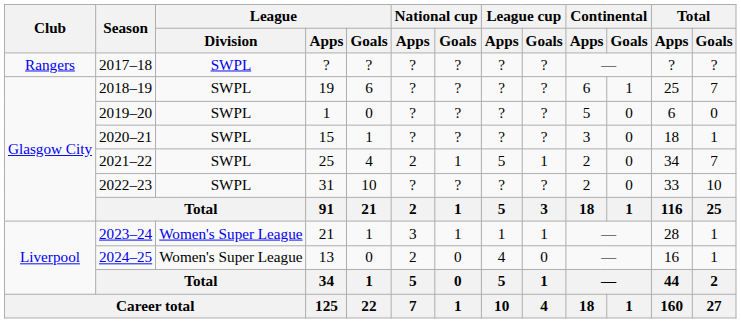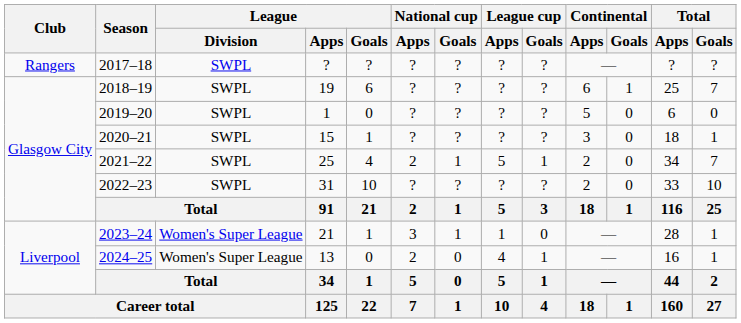(544, 233) 1 -> (544, 233) 0
(544, 257) 0 -> (544, 257) 1
